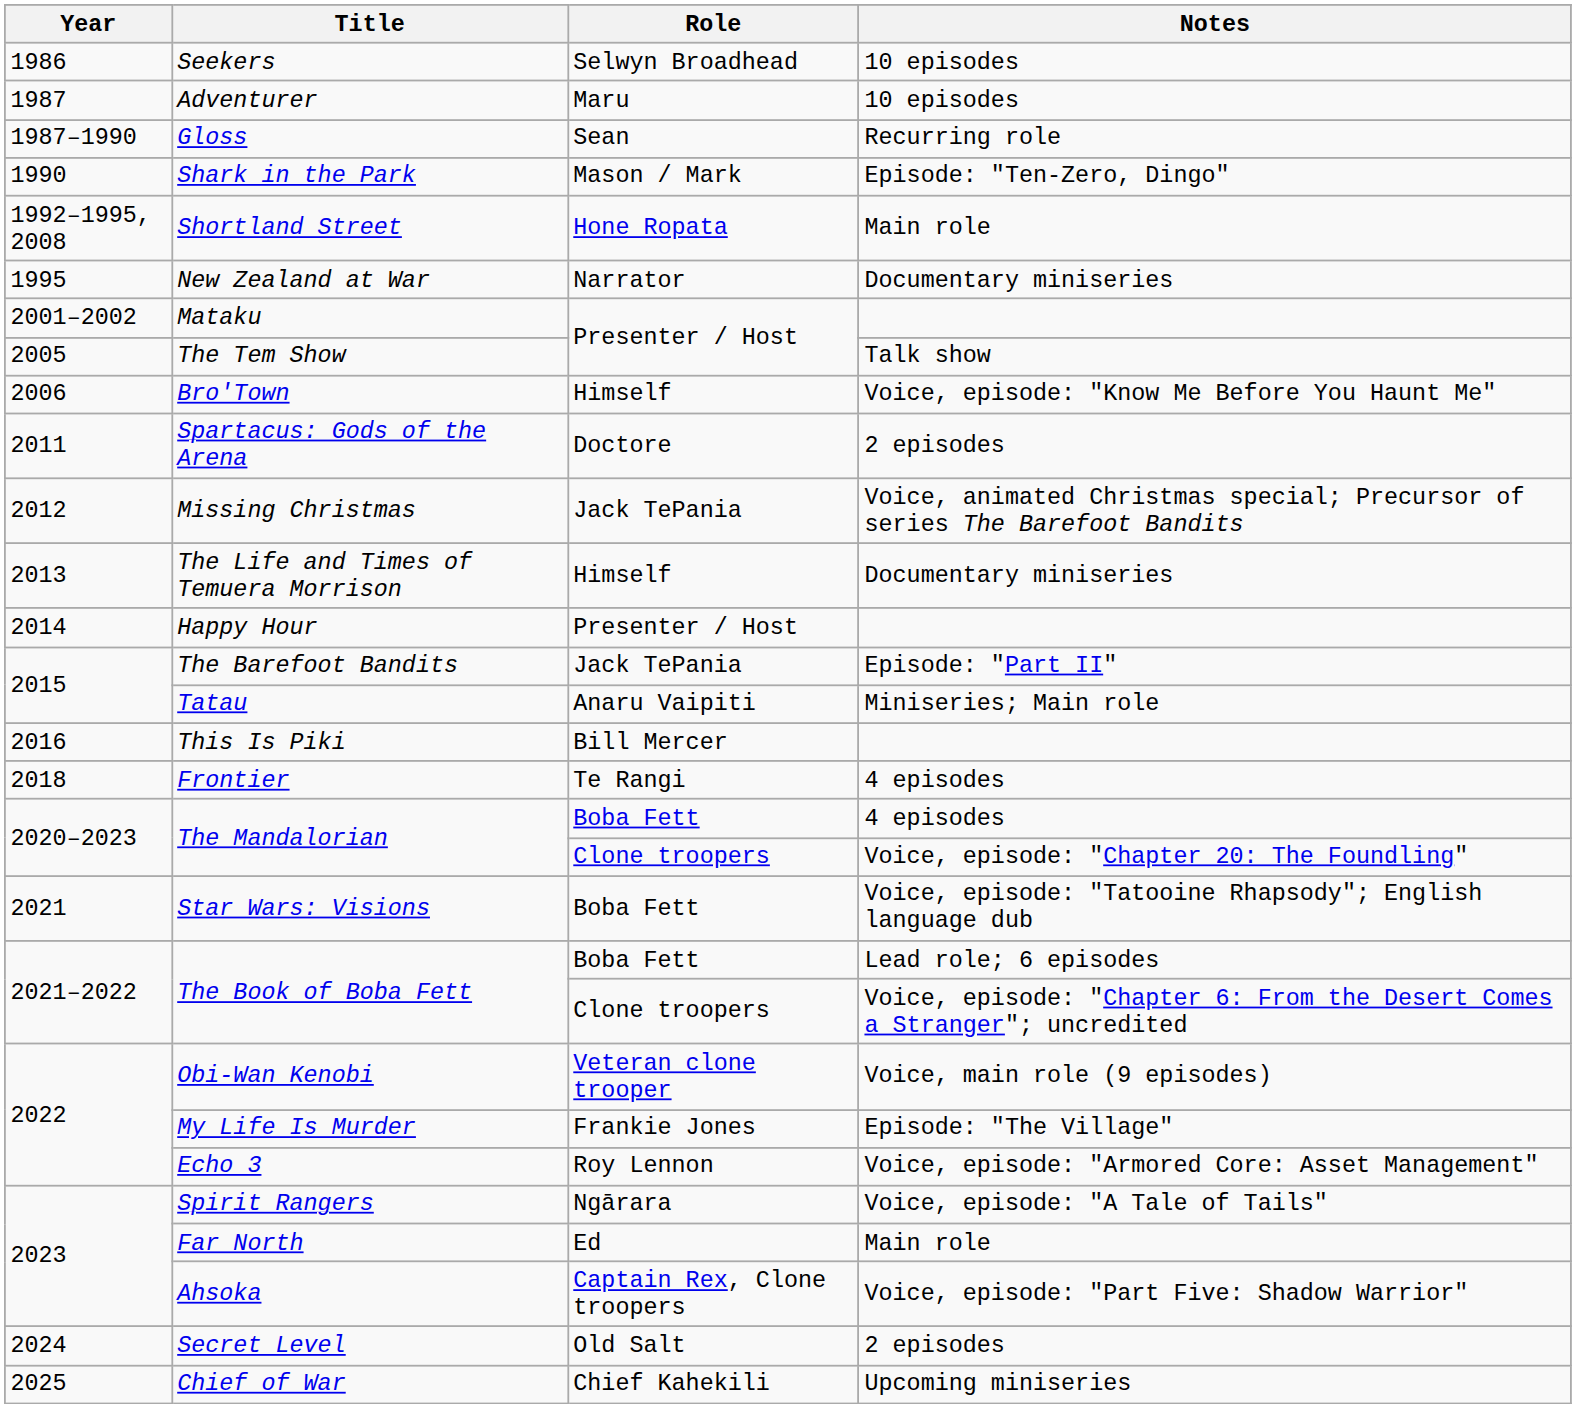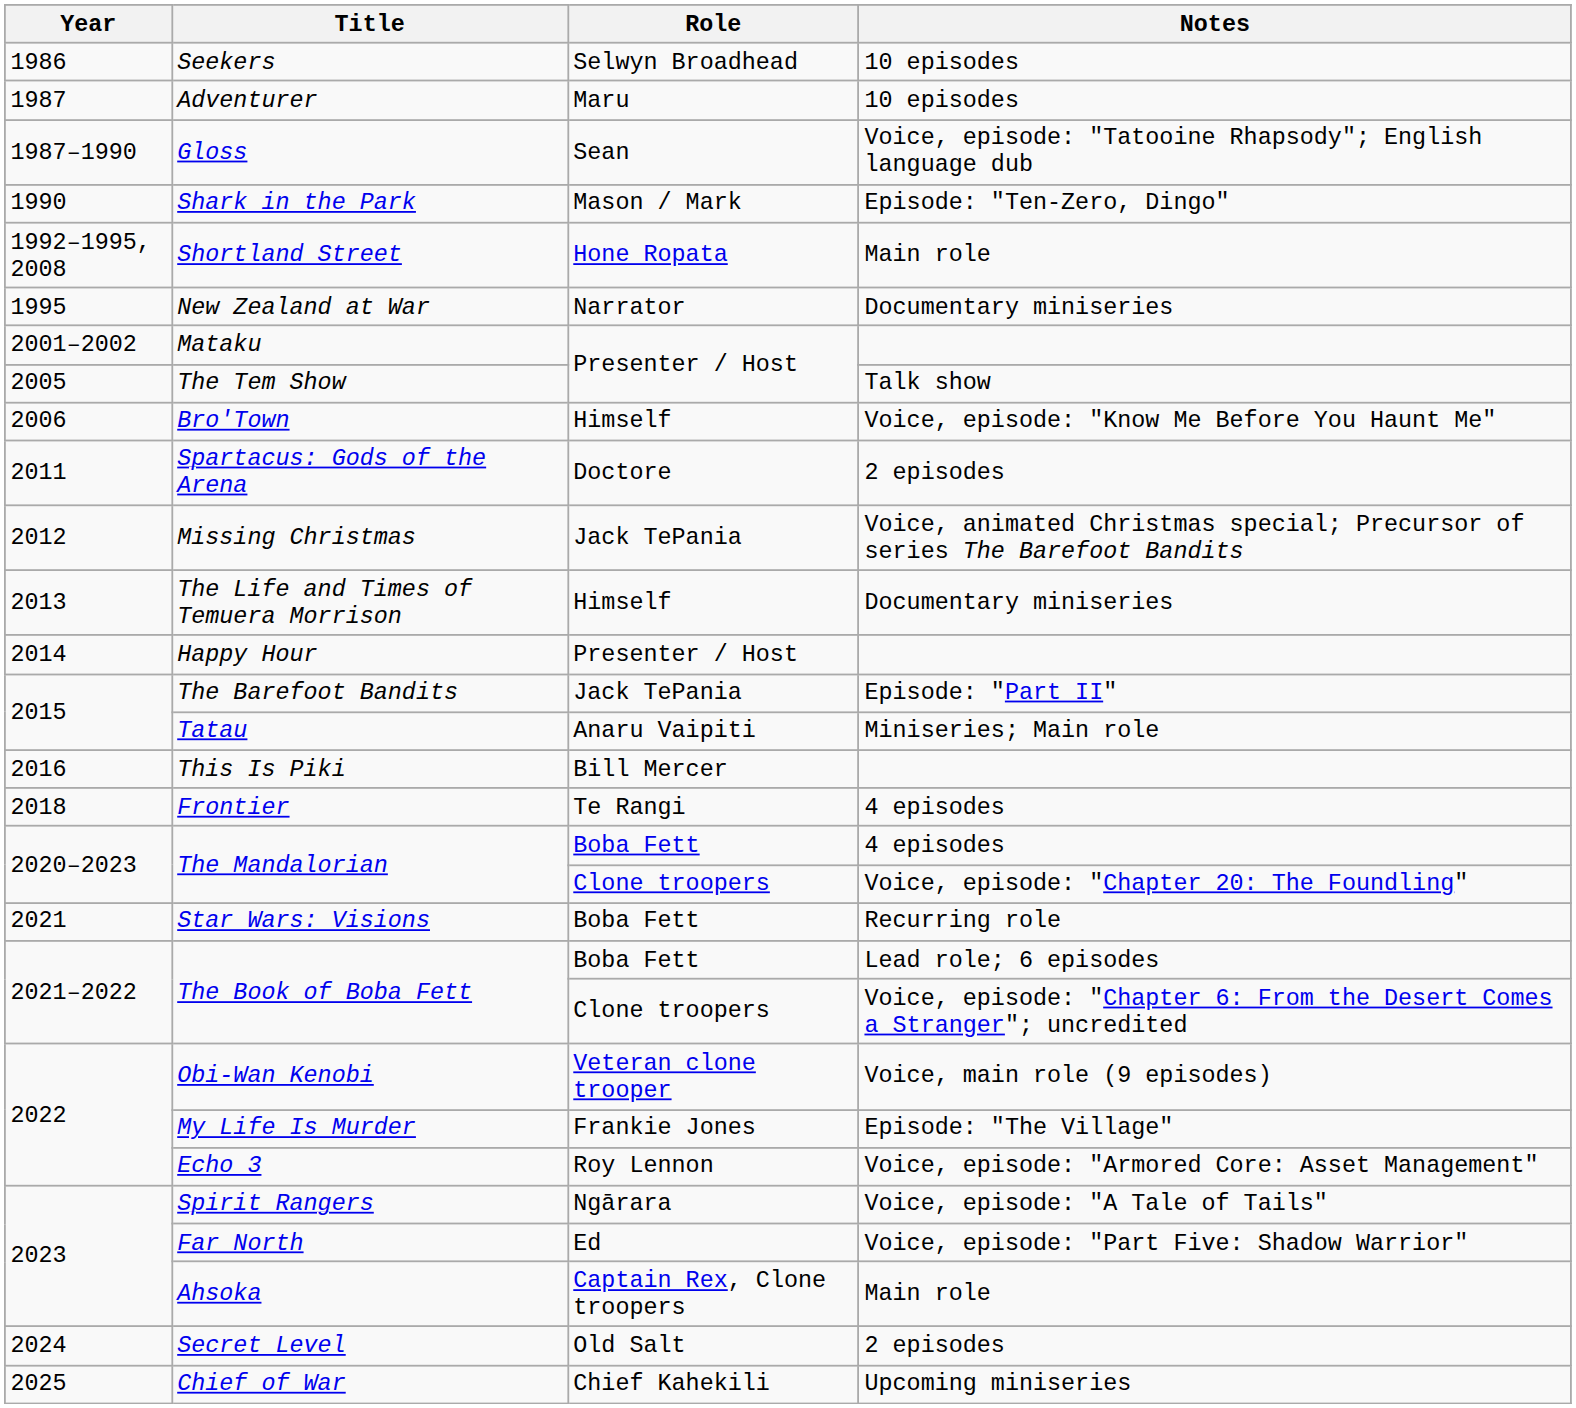(963, 138) Recurring role -> (1173, 152) Voice, episode: "Tatooine Rhapsody"; English language dub
(1173, 908) Voice, episode: "Tatooine Rhapsody"; English language dub -> (963, 922) Recurring role
(928, 1243) Main role -> (1166, 1243) Voice, episode: "Part Five: Shadow Warrior"
(1166, 1294) Voice, episode: "Part Five: Shadow Warrior" -> (928, 1294) Main role
